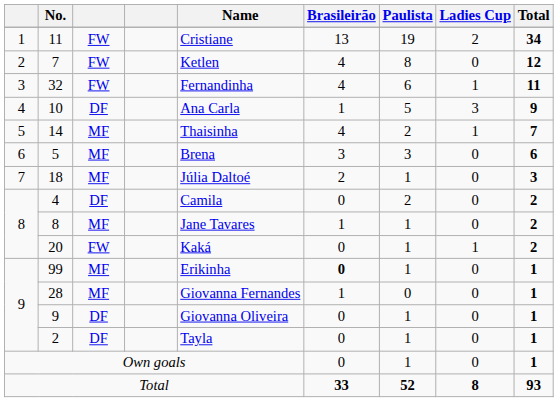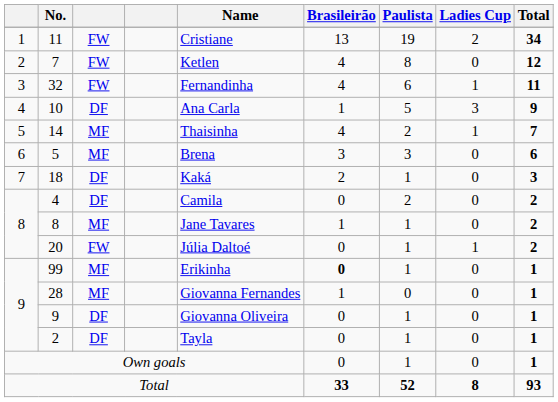(99, 177) MF -> (99, 177) DF
(215, 177) Júlia Daltoé -> (196, 177) Kaká
(196, 246) Kaká -> (215, 246) Júlia Daltoé
